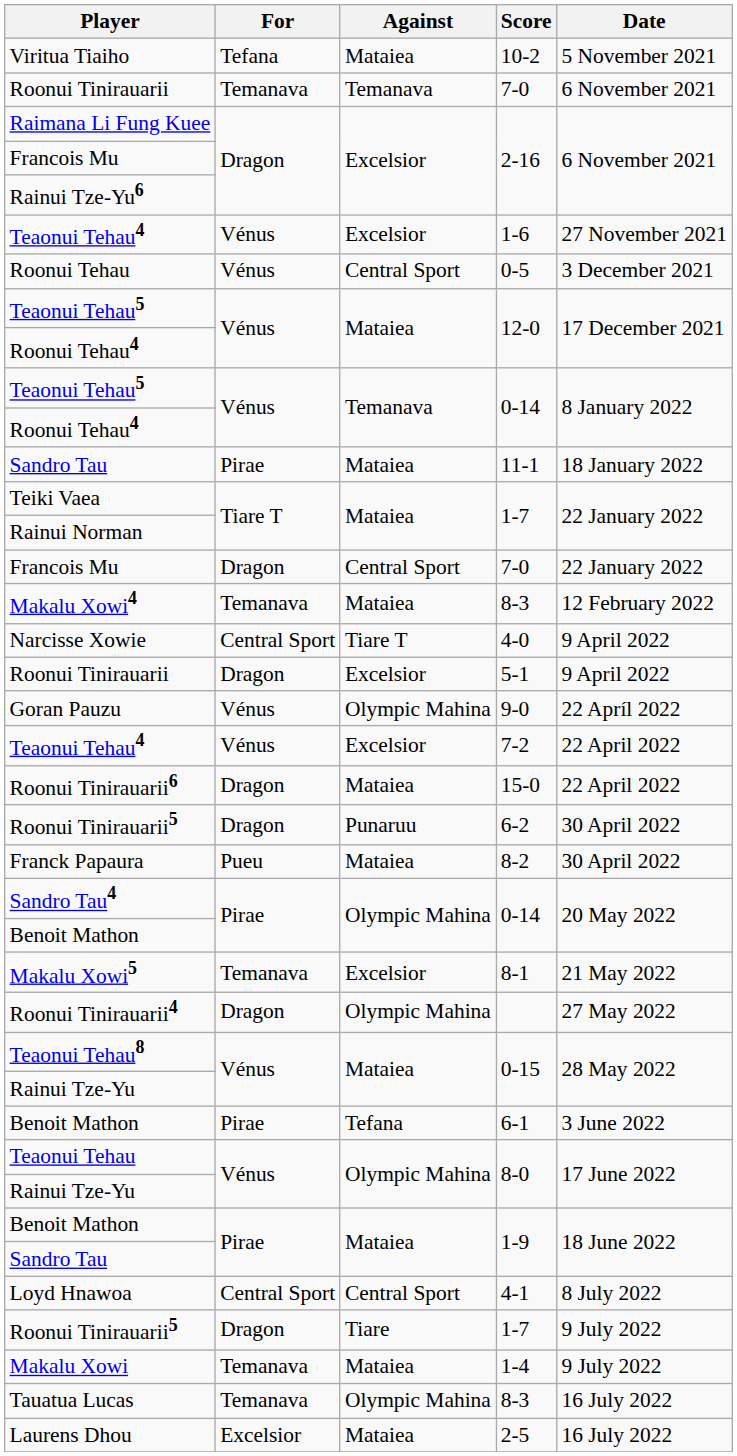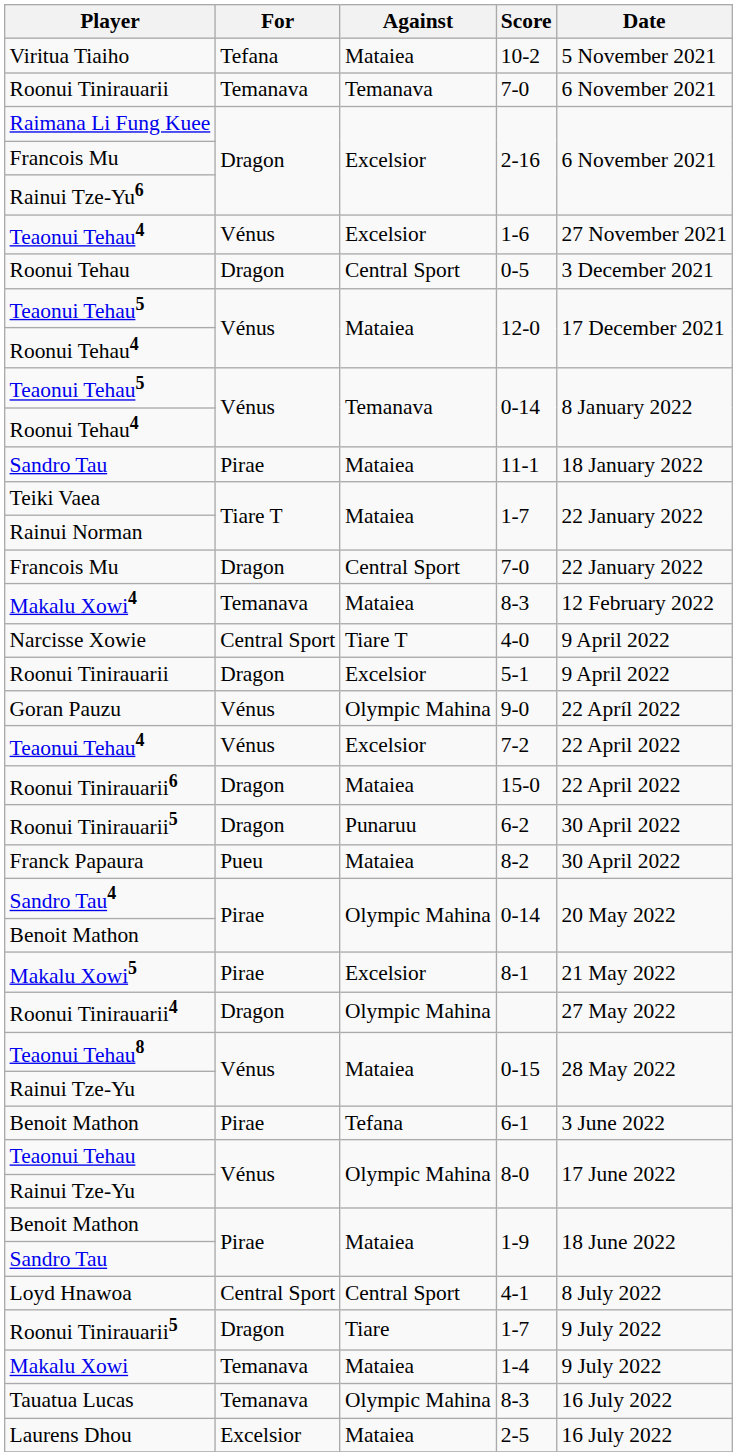(248, 271) Vénus -> (252, 271) Dragon
(264, 972) Temanava -> (242, 972) Pirae
